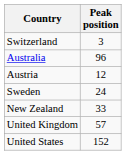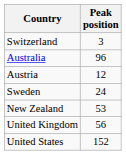(101, 108) 33 -> (101, 108) 53
(101, 125) 57 -> (101, 125) 56
